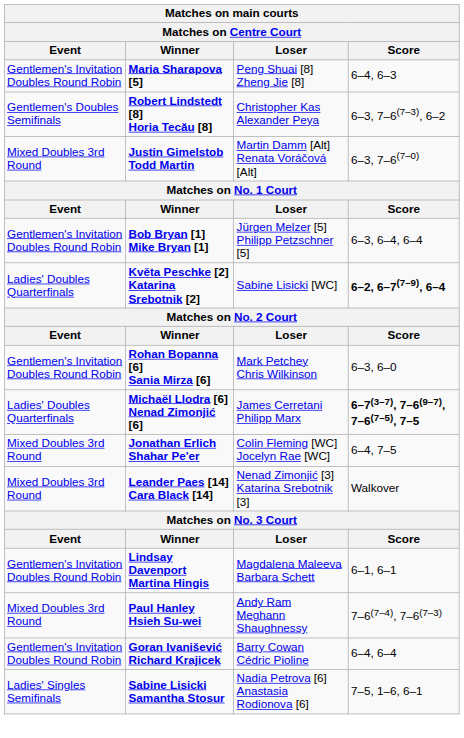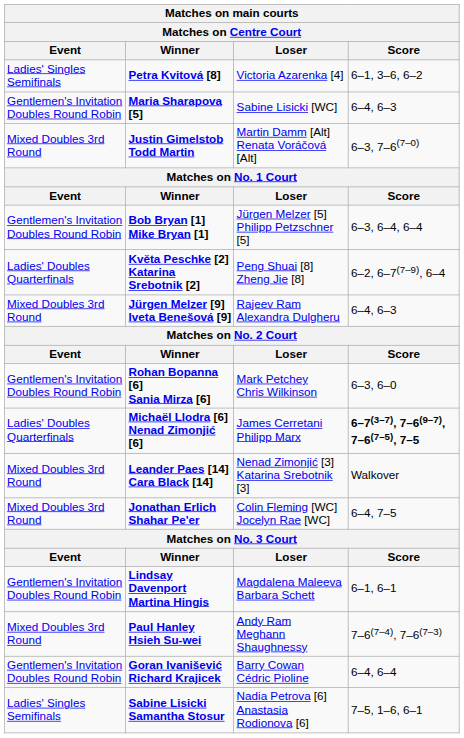+ row: (175, 75)
(275, 75) Peng Shuai [8] Zheng Jie [8] -> (287, 107) Sabine Lisicki [WC]
- row: (175, 114)
(287, 285) Sabine Lisicki [WC] -> (275, 272) Peng Shuai [8] Zheng Jie [8]
(398, 285) bold -> (398, 272) normal
+ row: (180, 310)
rows swapped: (172, 450) <-> (179, 488)
